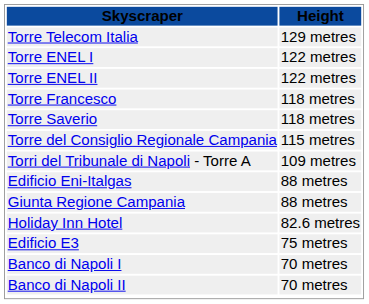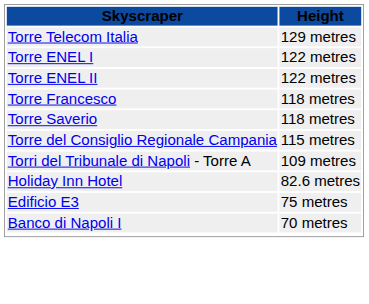- row: (70, 181)
- row: (96, 202)
- row: (67, 285)
